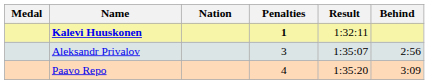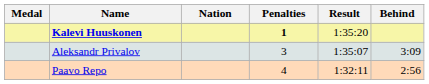(351, 33) 1:32:11 -> (351, 33) 1:35:20
(411, 51) 2:56 -> (411, 51) 3:09
(351, 70) 1:35:20 -> (351, 70) 1:32:11
(411, 70) 3:09 -> (411, 70) 2:56
